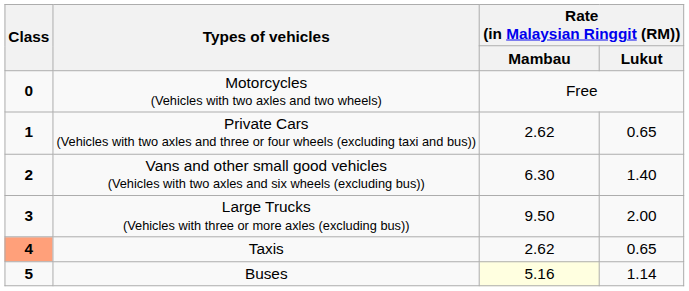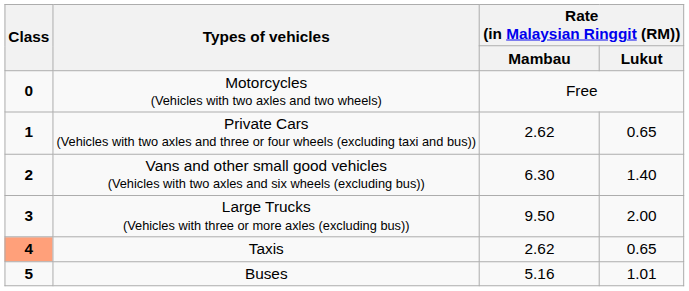(539, 273) lightyellow background -> (539, 273) no background
(642, 273) 1.14 -> (642, 273) 1.01
